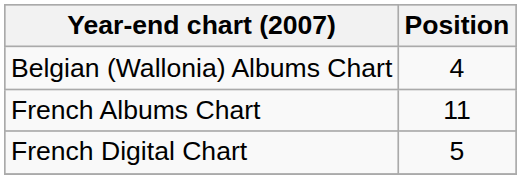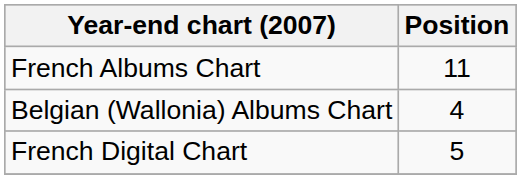rows swapped: (202, 67) <-> (136, 109)
